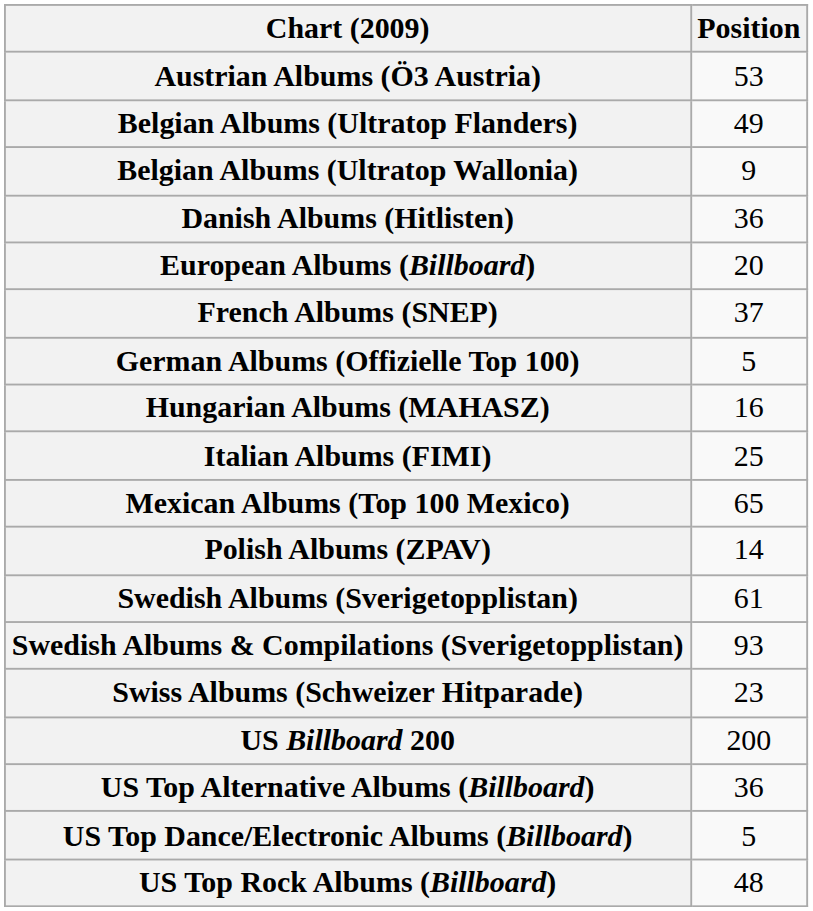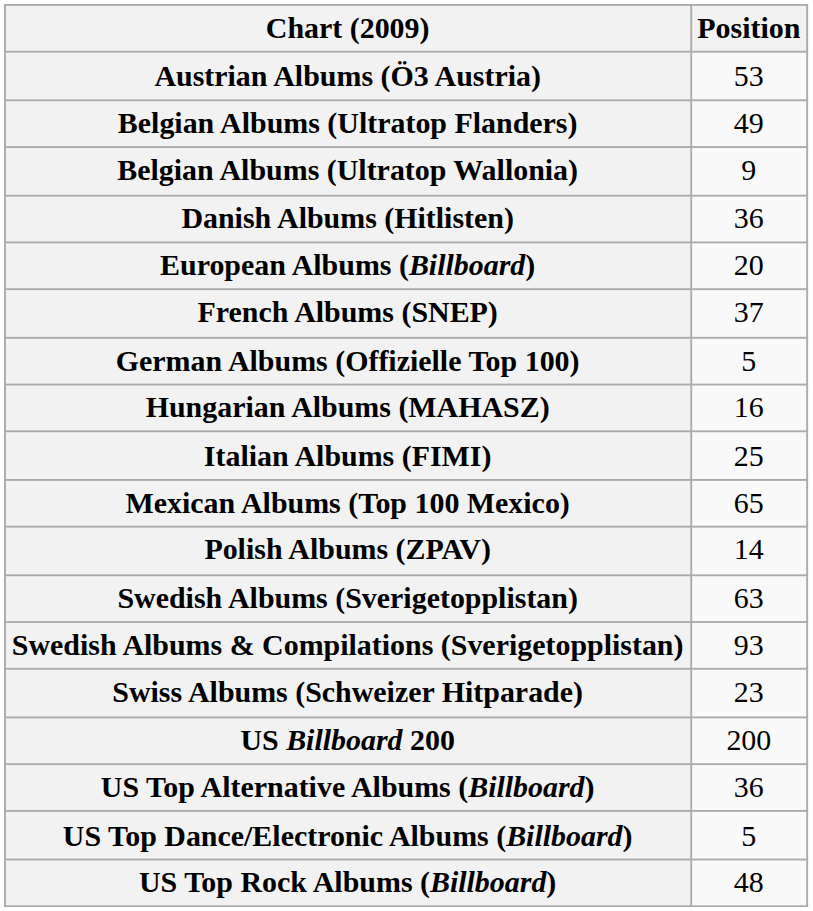(749, 597) 61 -> (749, 597) 63
